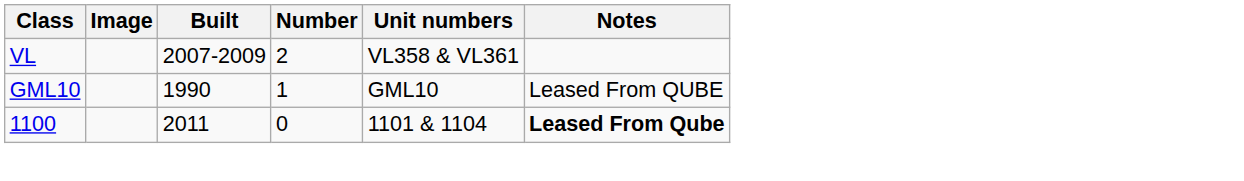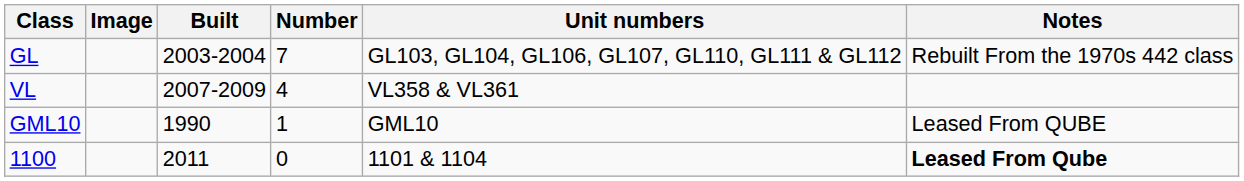+ row: (24, 55)
(282, 55) 2 -> (282, 90) 4
